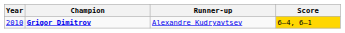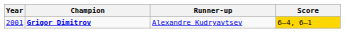(15, 22) 2010 -> (15, 22) 2001
